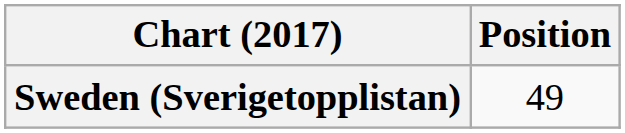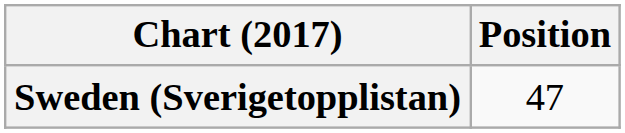(545, 95) 49 -> (545, 95) 47
